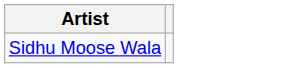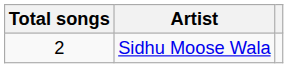+ column: (59, 18)
